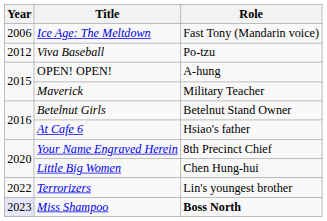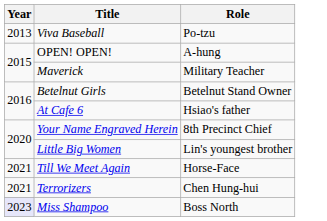- row: (94, 33)
(19, 52) 2012 -> (19, 33) 2013
(221, 168) Chen Hung-hui -> (238, 149) Lin's youngest brother
+ row: (84, 168)
(19, 187) 2022 -> (19, 187) 2021
(238, 187) Lin's youngest brother -> (221, 187) Chen Hung-hui
(212, 206) bold -> (211, 206) normal
